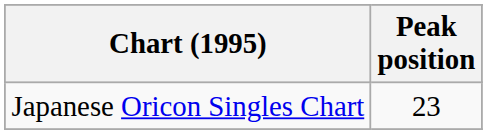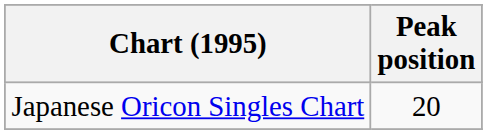(426, 105) 23 -> (426, 105) 20
